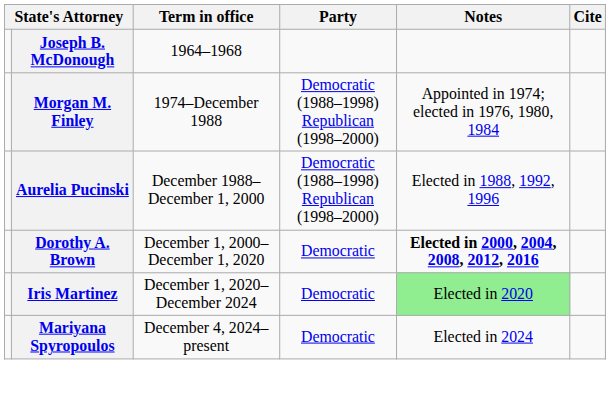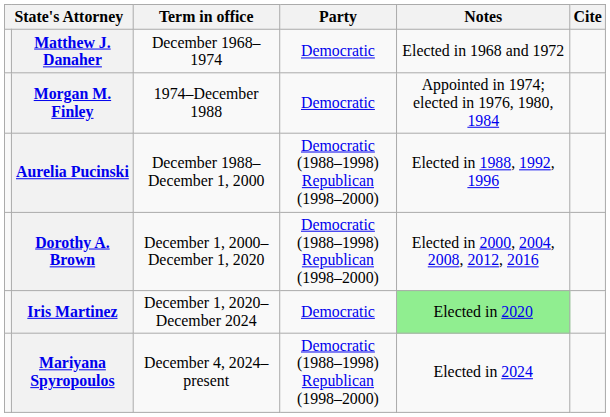- row: (72, 51)
+ row: (72, 51)
(338, 111) Democratic (1988–1998) Republican (1998–2000) -> (338, 102) Democratic
(338, 251) Democratic -> (338, 251) Democratic (1988–1998) Republican (1998–2000)
(483, 251) bold -> (483, 251) normal
(338, 337) Democratic -> (338, 372) Democratic (1988–1998) Republican (1998–2000)
